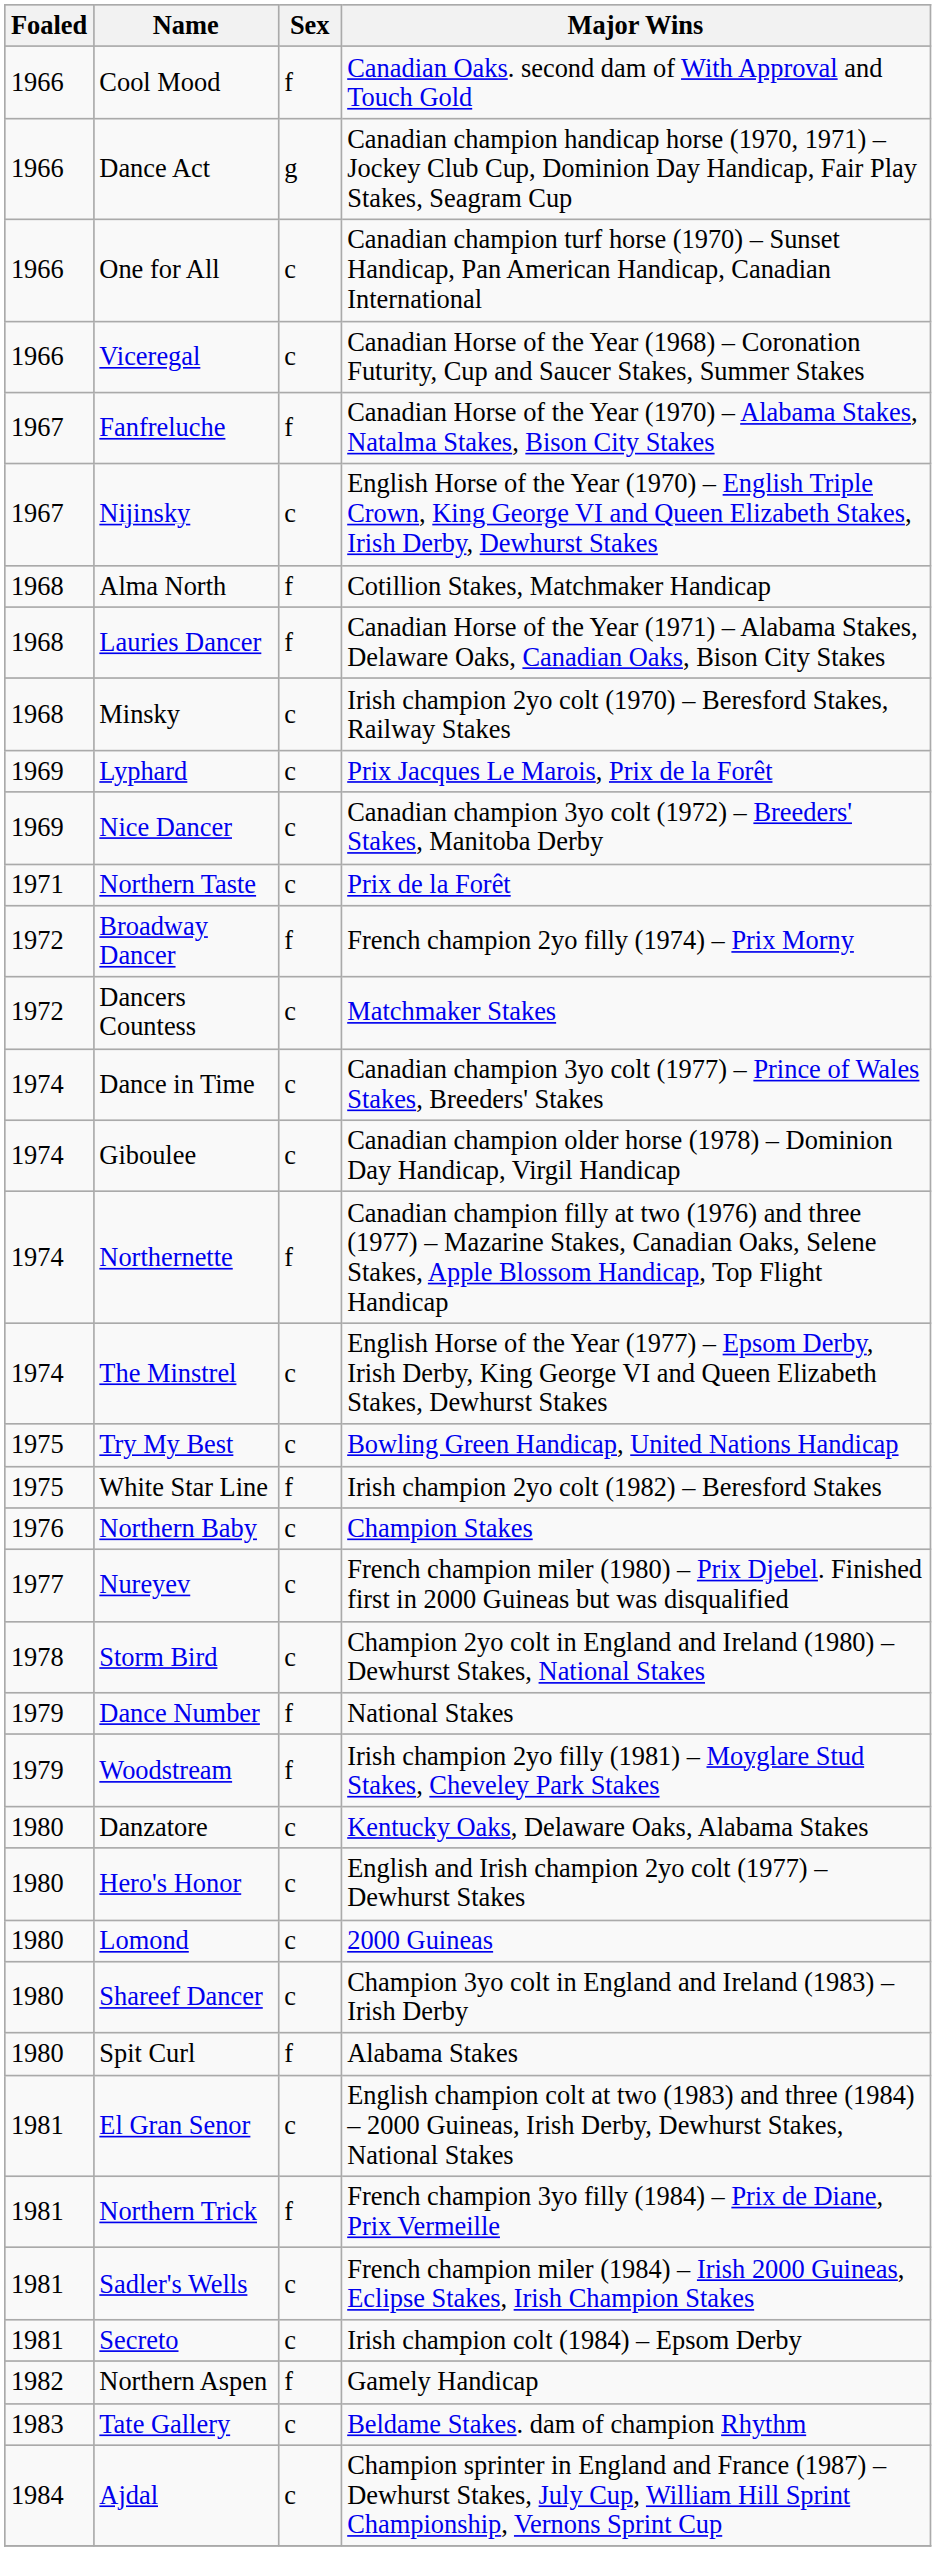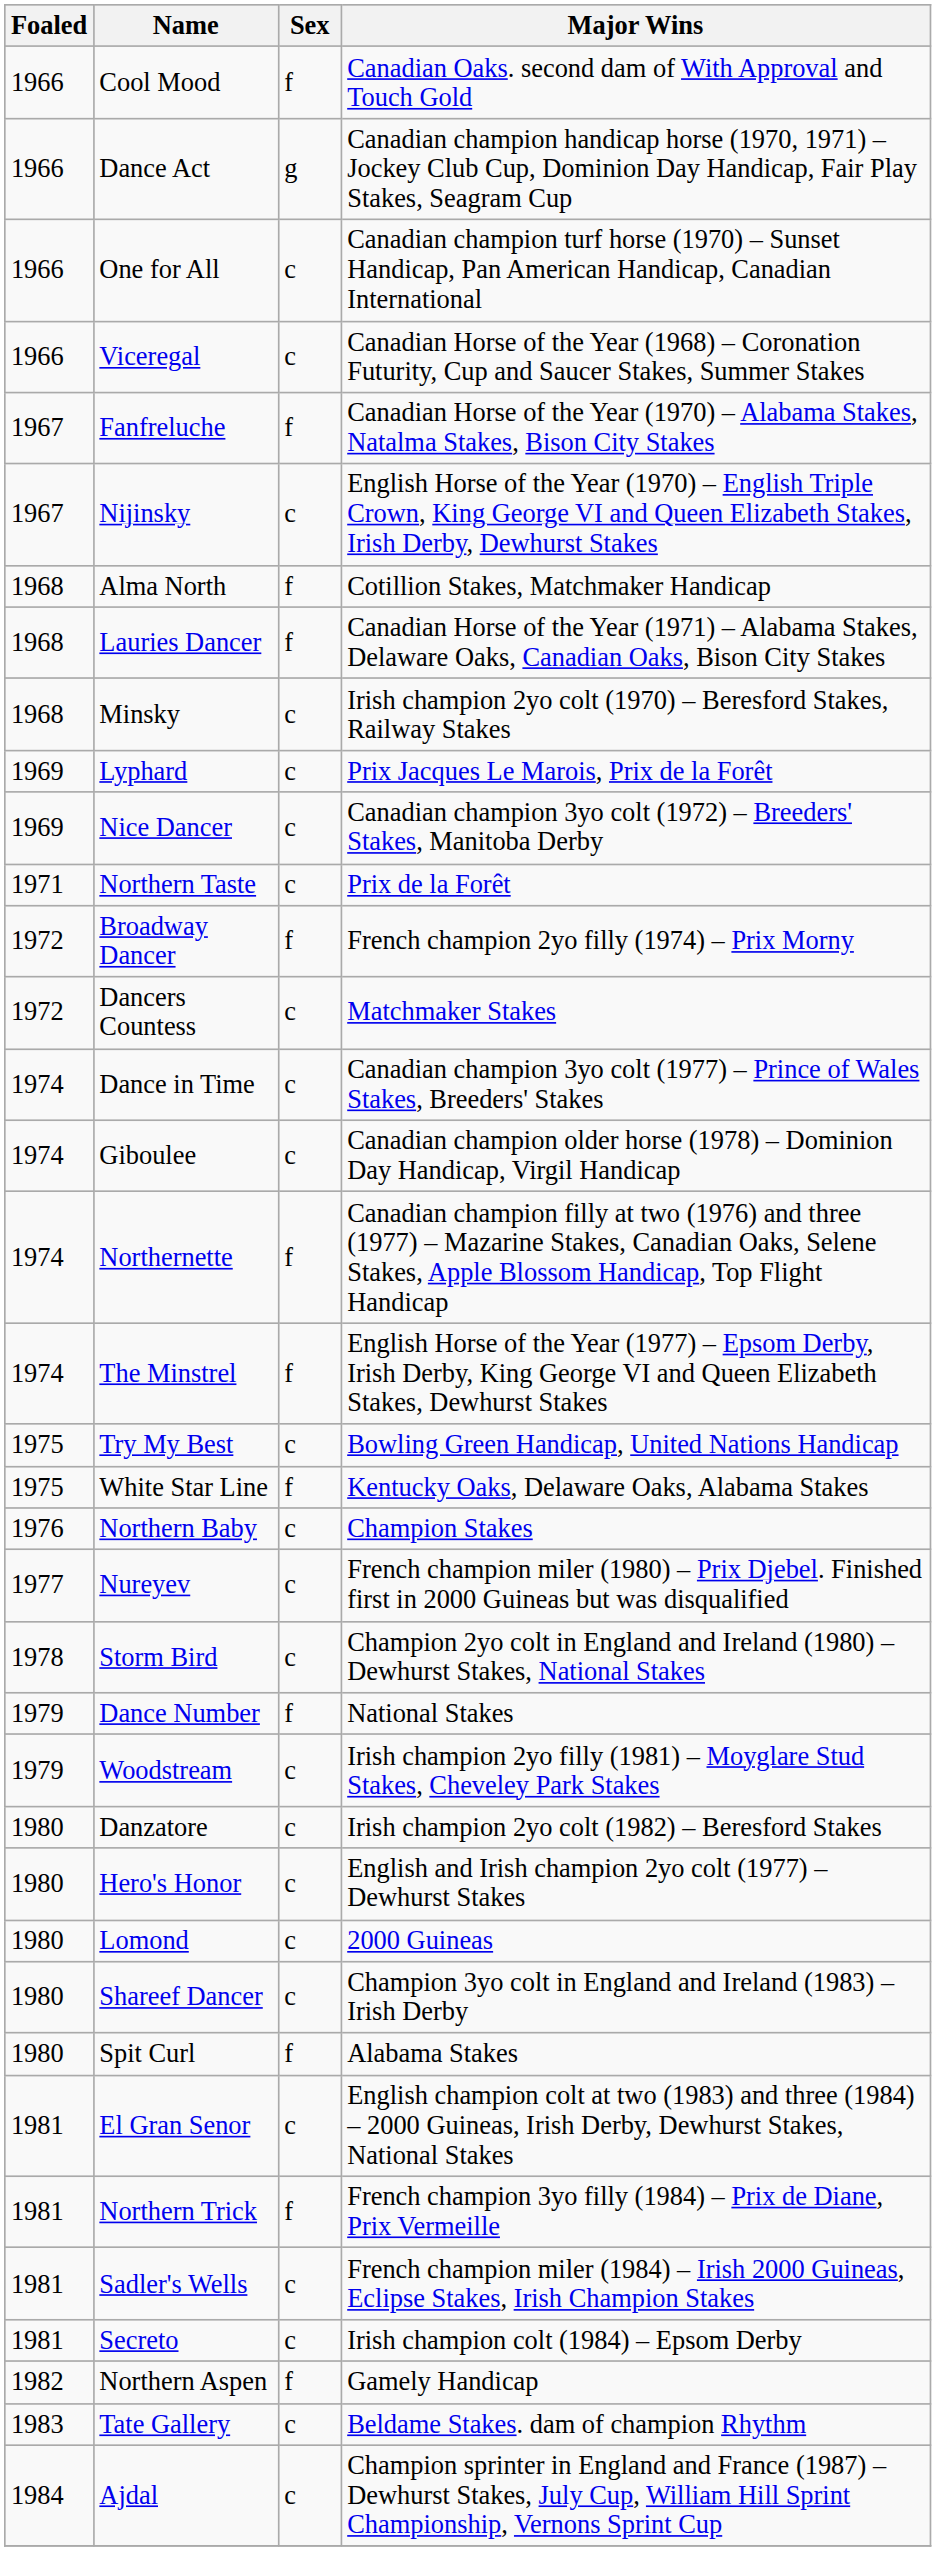(290, 1373) c -> (289, 1373) f
(614, 1486) Irish champion 2yo colt (1982) – Beresford Stakes -> (608, 1486) Kentucky Oaks, Delaware Oaks, Alabama Stakes
(289, 1770) f -> (290, 1770) c
(608, 1826) Kentucky Oaks, Delaware Oaks, Alabama Stakes -> (614, 1826) Irish champion 2yo colt (1982) – Beresford Stakes
